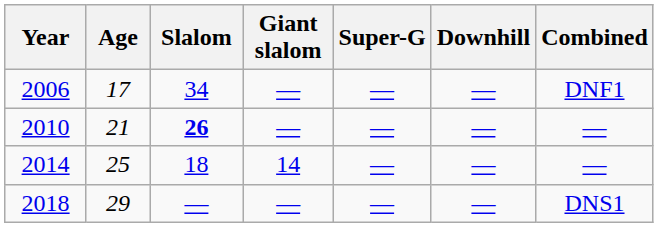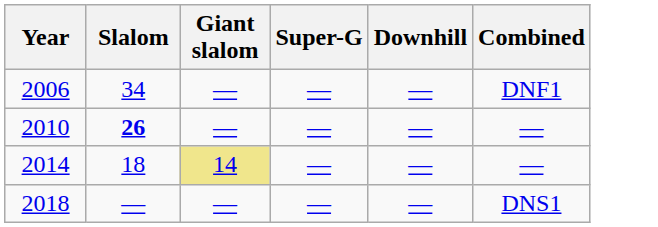- column: (118, 37)
(288, 164) no background -> (225, 164) khaki background
